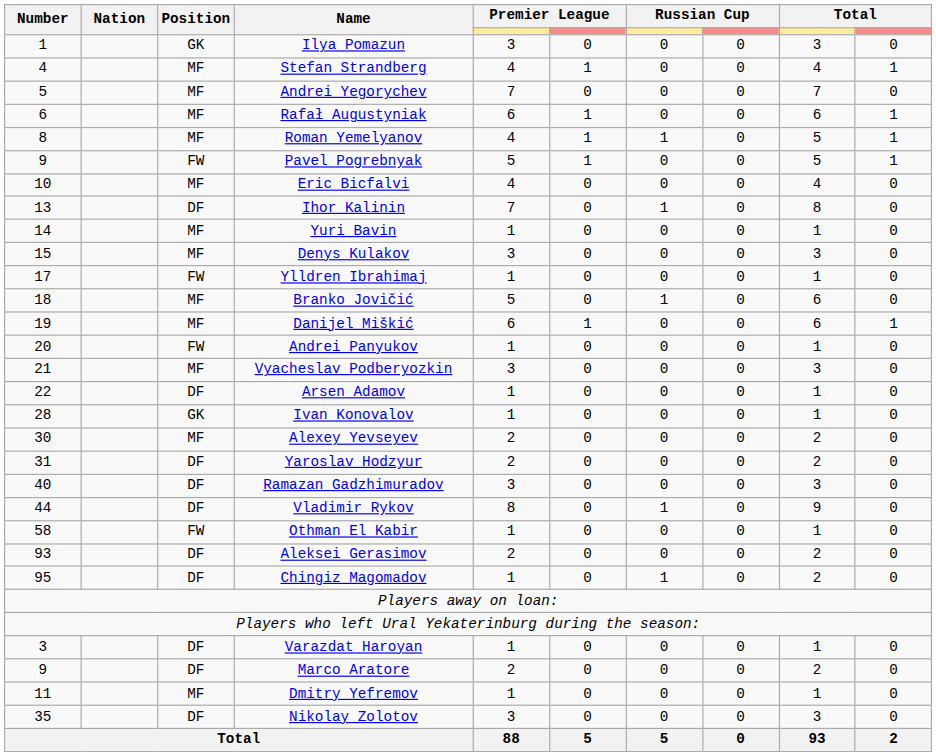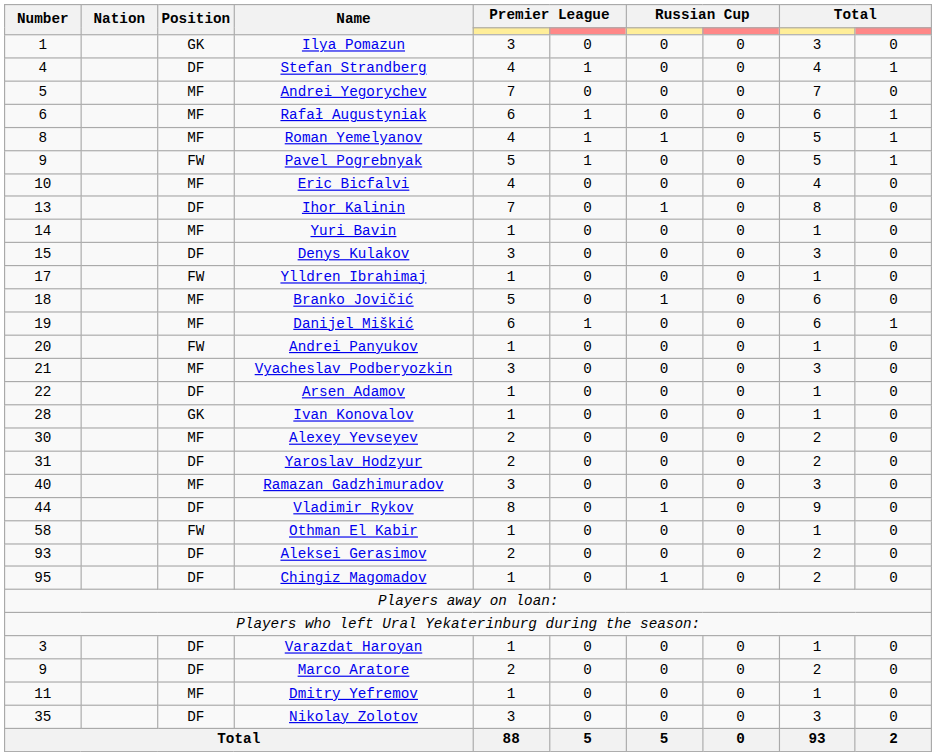(196, 70) MF -> (196, 70) DF
(196, 255) MF -> (196, 255) DF
(196, 486) DF -> (196, 486) MF
